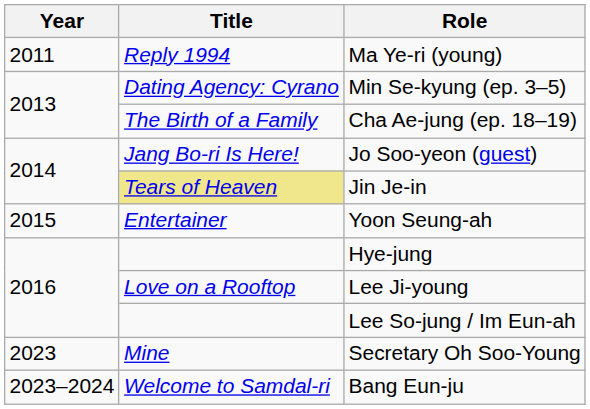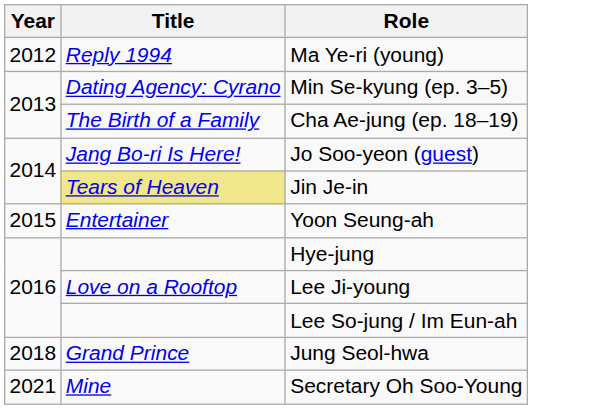(32, 54) 2011 -> (33, 54) 2012
+ row: (360, 353)
(33, 353) 2023 -> (33, 386) 2021
- row: (406, 386)
